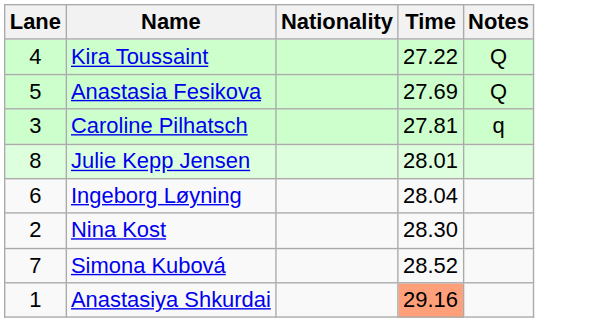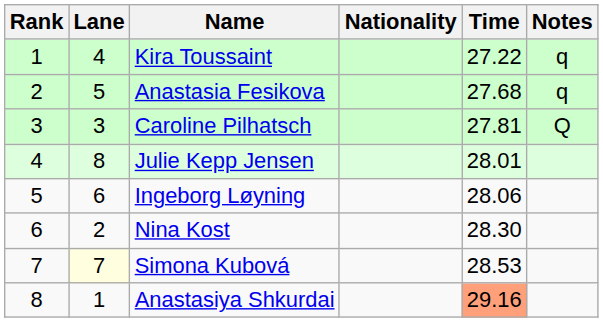+ column: (37, 21)
(499, 56) Q -> (562, 56) q
(431, 91) 27.69 -> (494, 91) 27.68
(499, 91) Q -> (562, 91) q
(499, 126) q -> (562, 126) Q
(431, 195) 28.04 -> (494, 195) 28.06
(35, 265) no background -> (99, 265) lightyellow background
(431, 265) 28.52 -> (494, 265) 28.53
